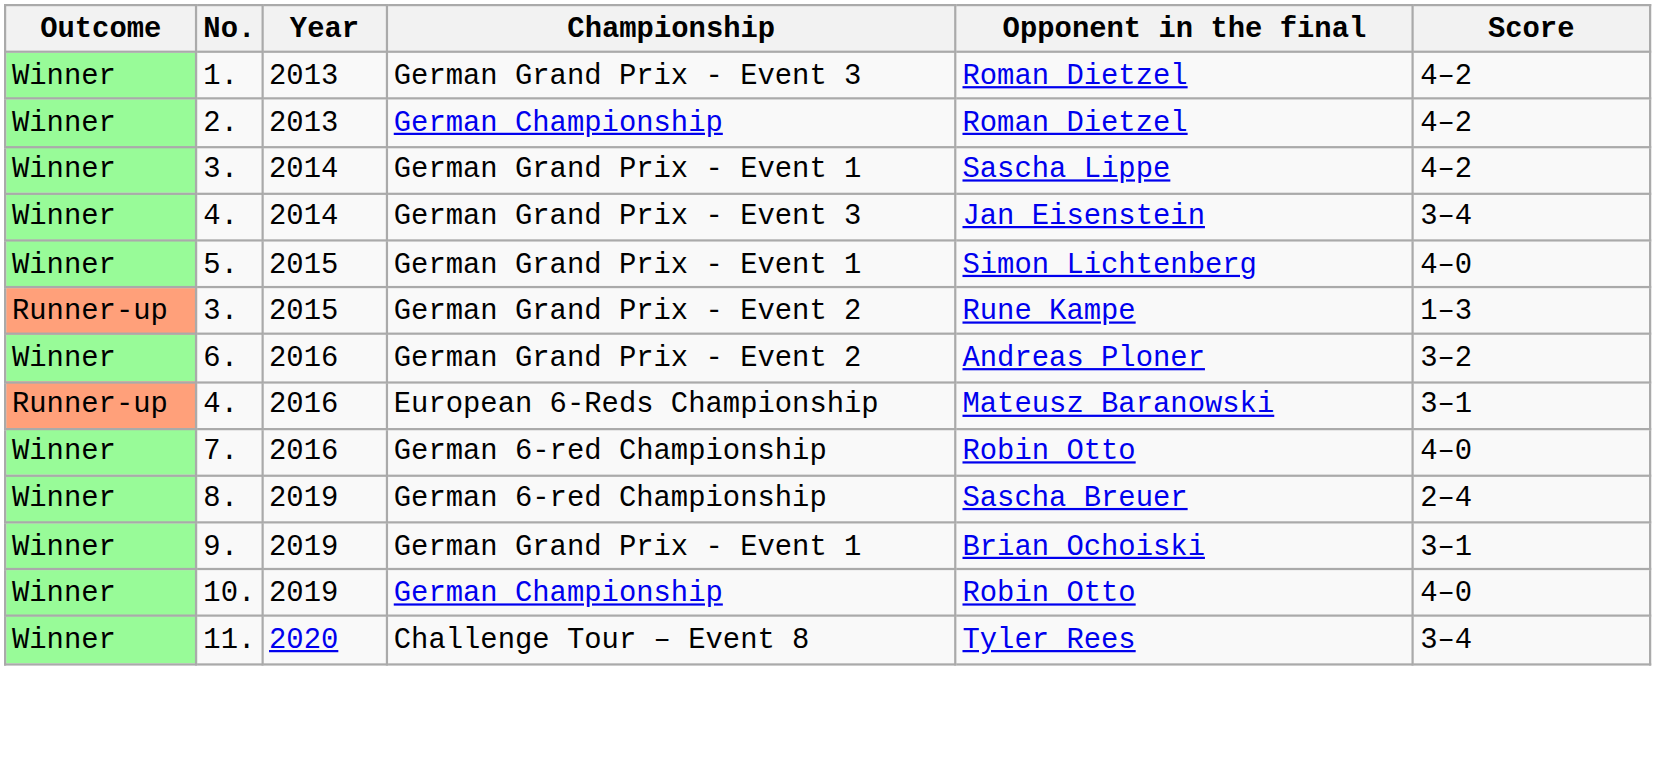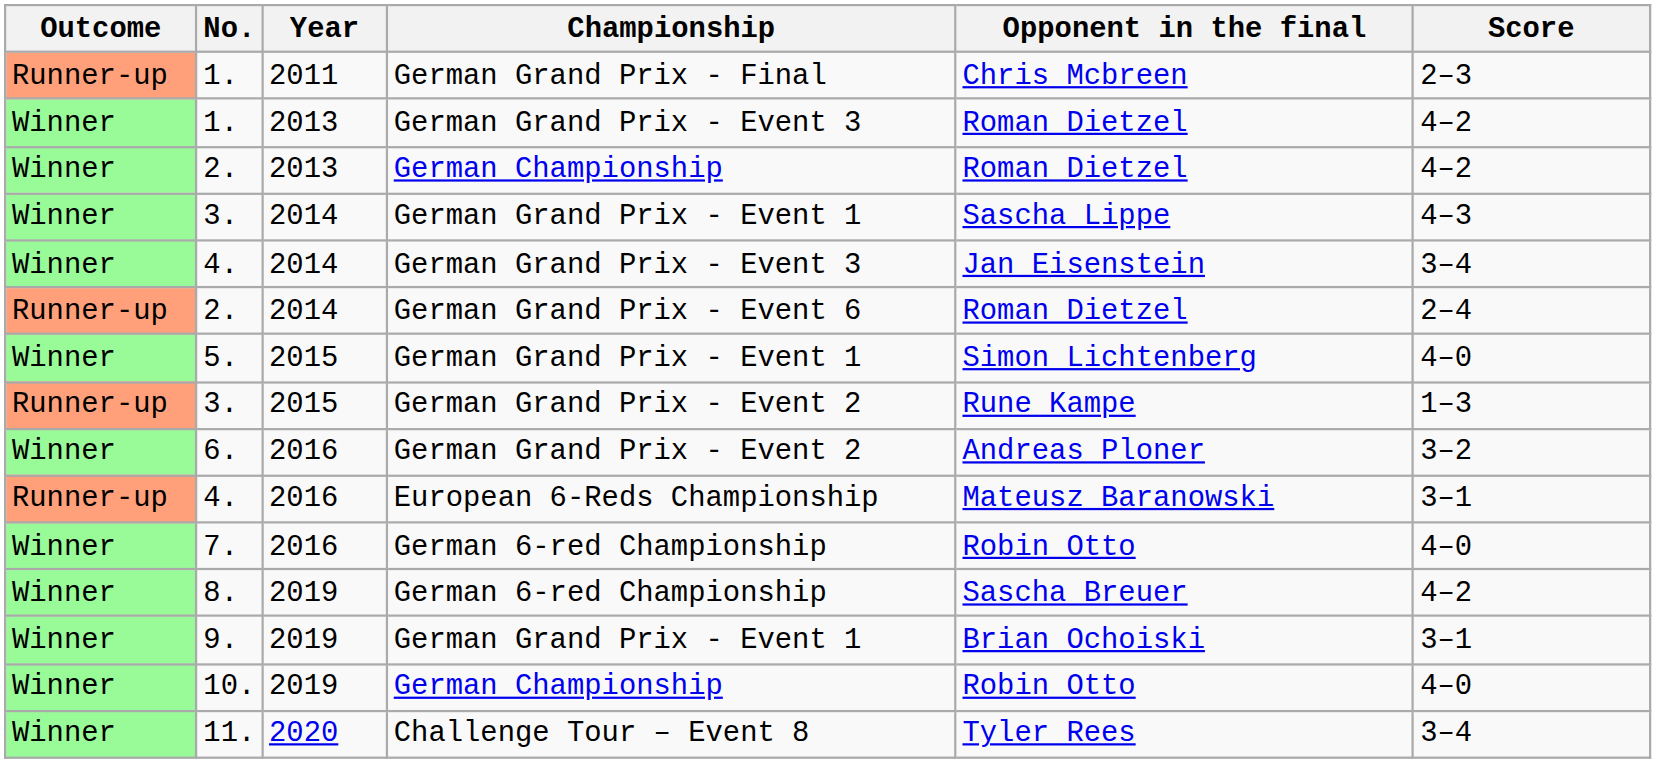+ row: (221, 76)
(1446, 170) 4–2 -> (1446, 217) 4–3
+ row: (221, 311)
(1446, 499) 2–4 -> (1446, 593) 4–2
